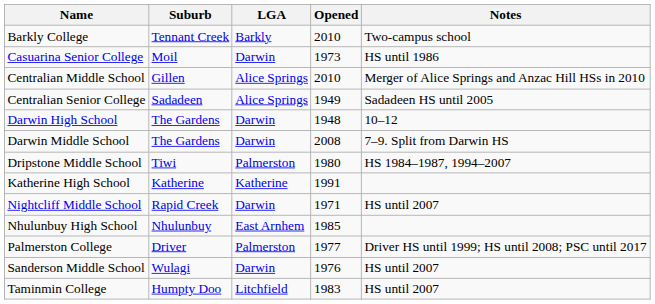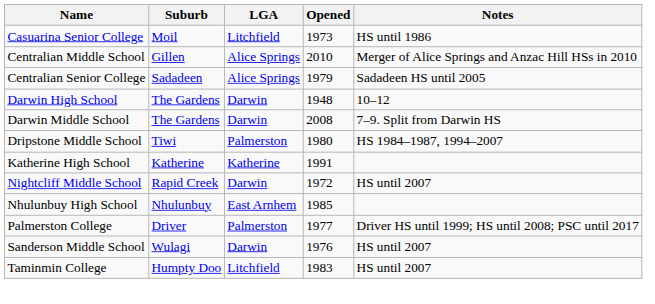- row: (48, 36)
(255, 57) Darwin -> (254, 36) Litchfield
(327, 99) 1949 -> (319, 78) 1979
(327, 204) 1971 -> (319, 183) 1972
